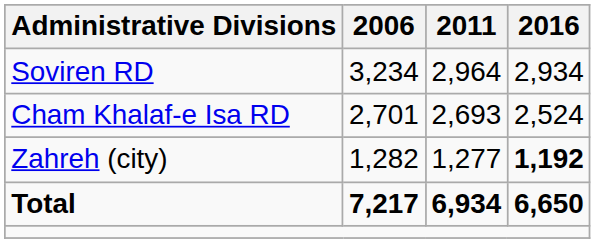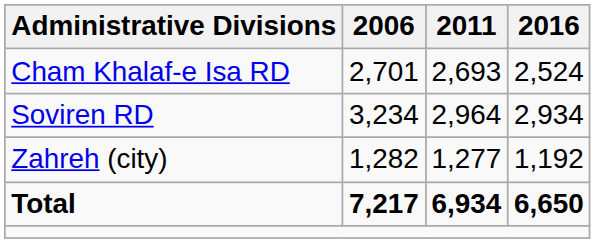rows swapped: (151, 114) <-> (82, 70)
(549, 159) bold -> (549, 159) normal
